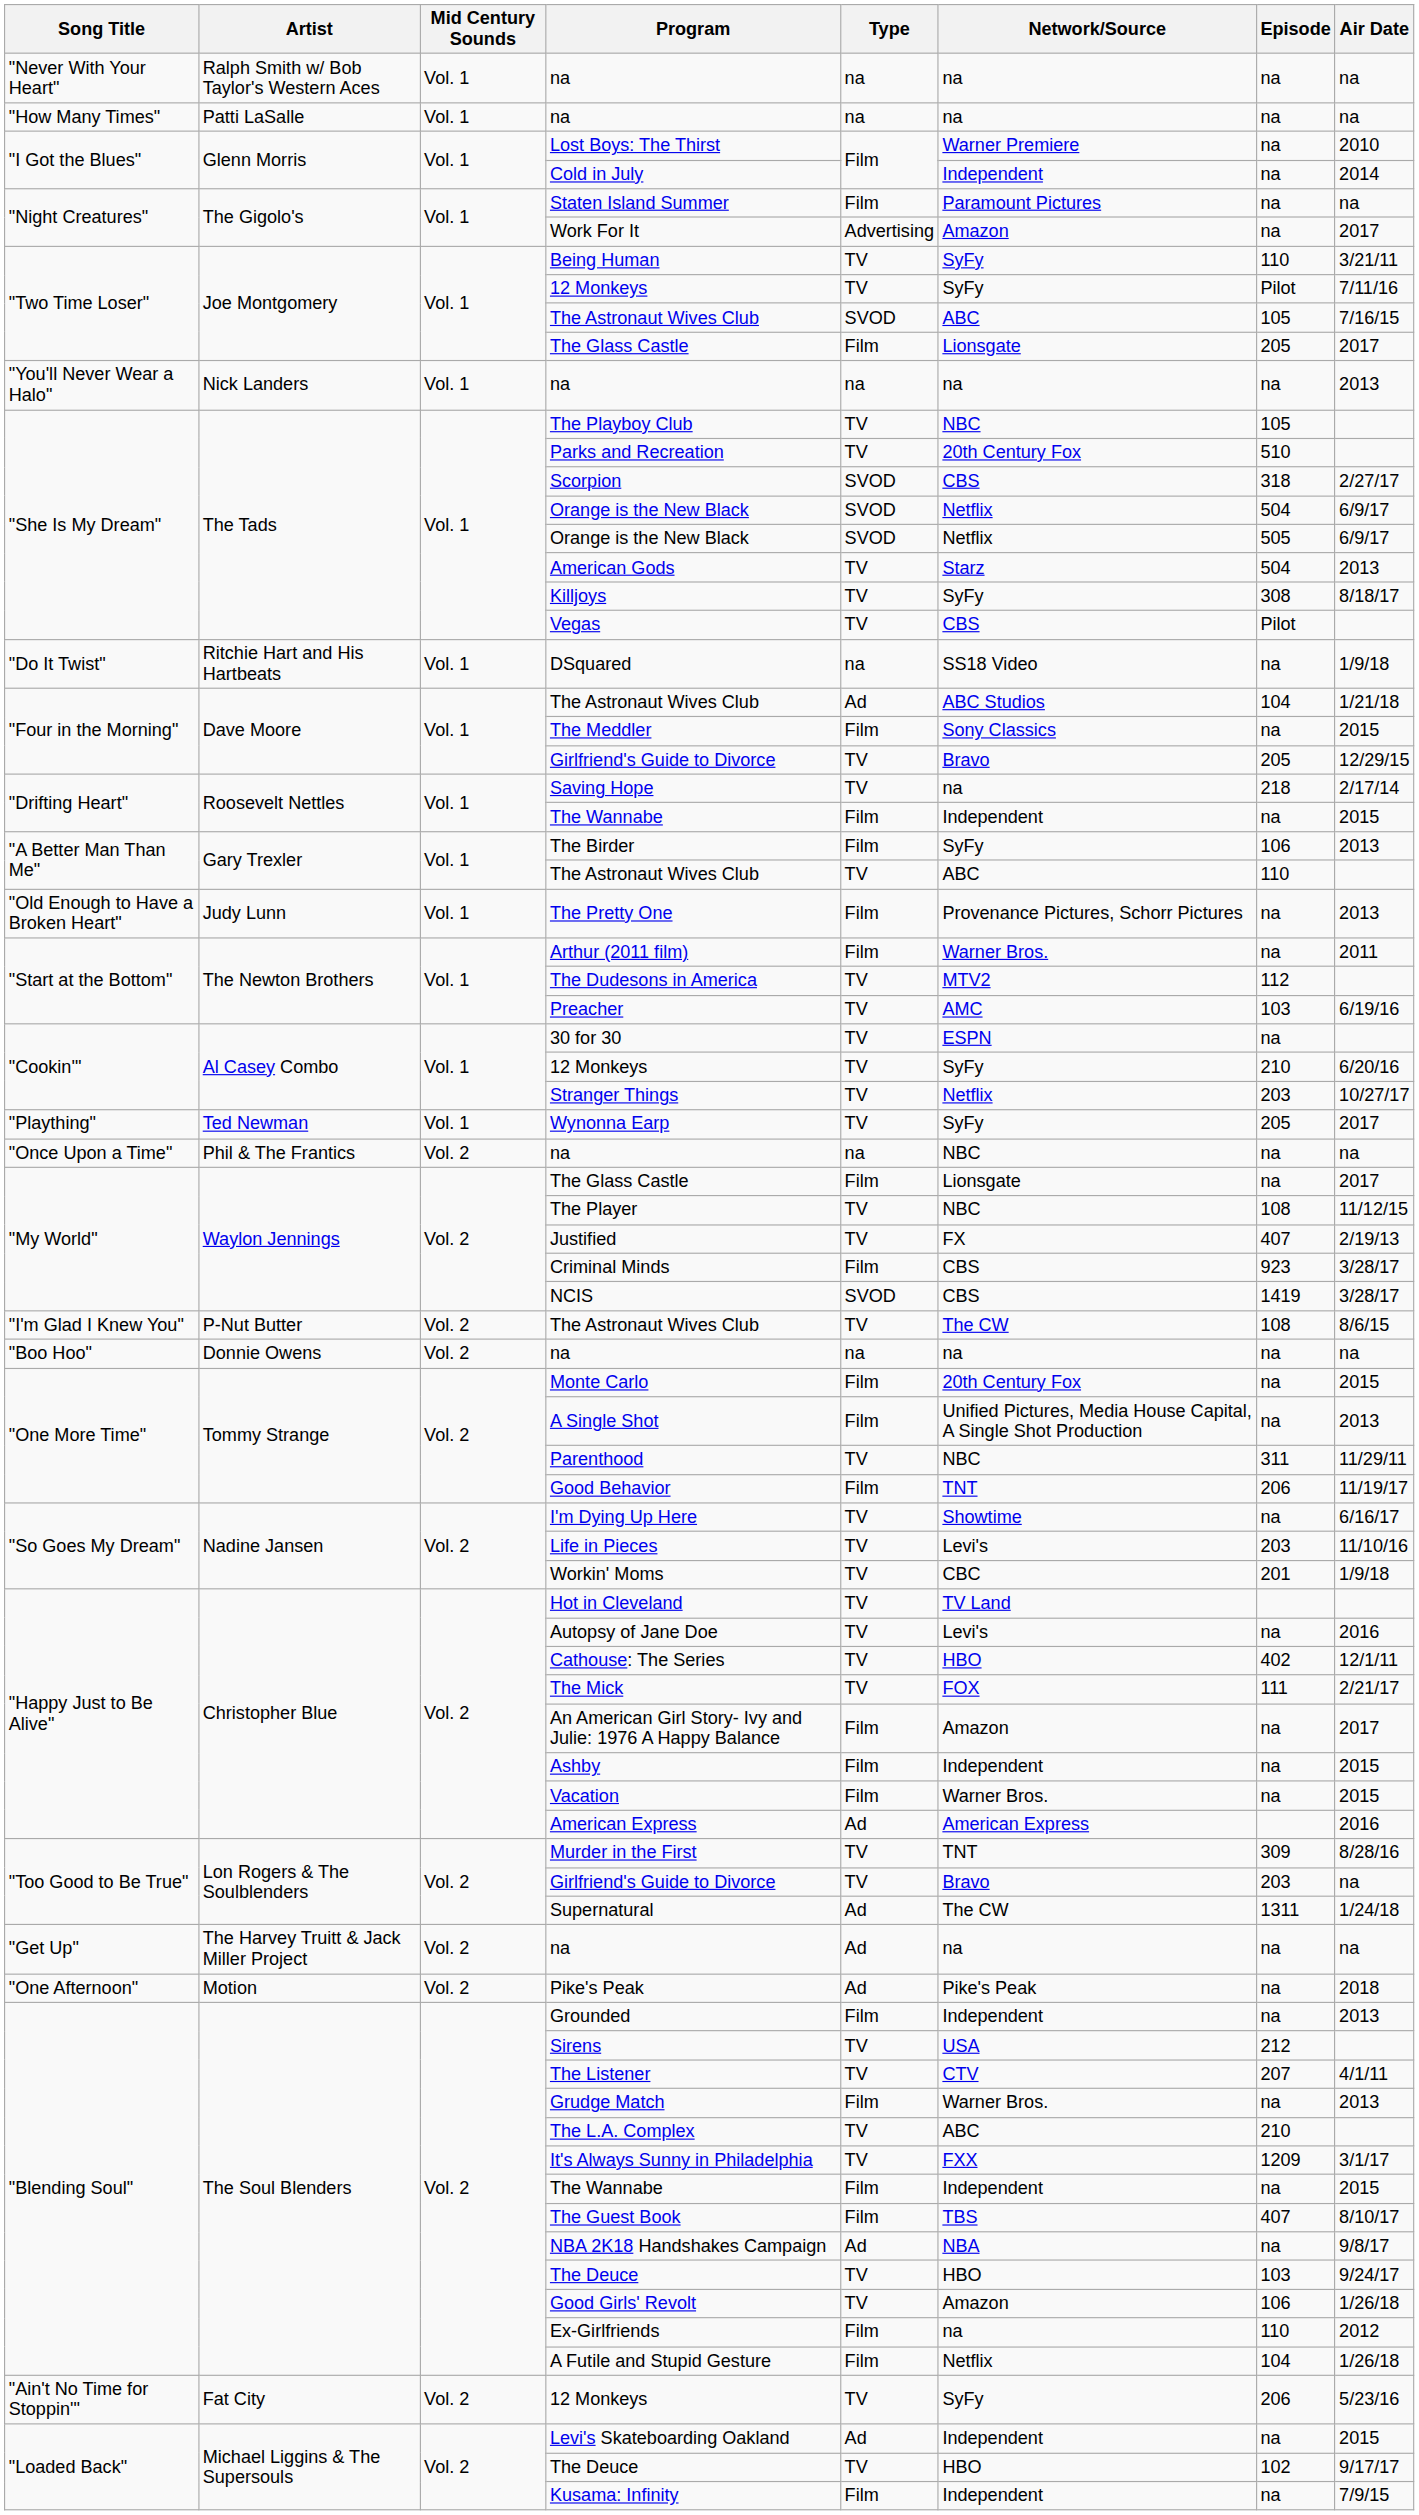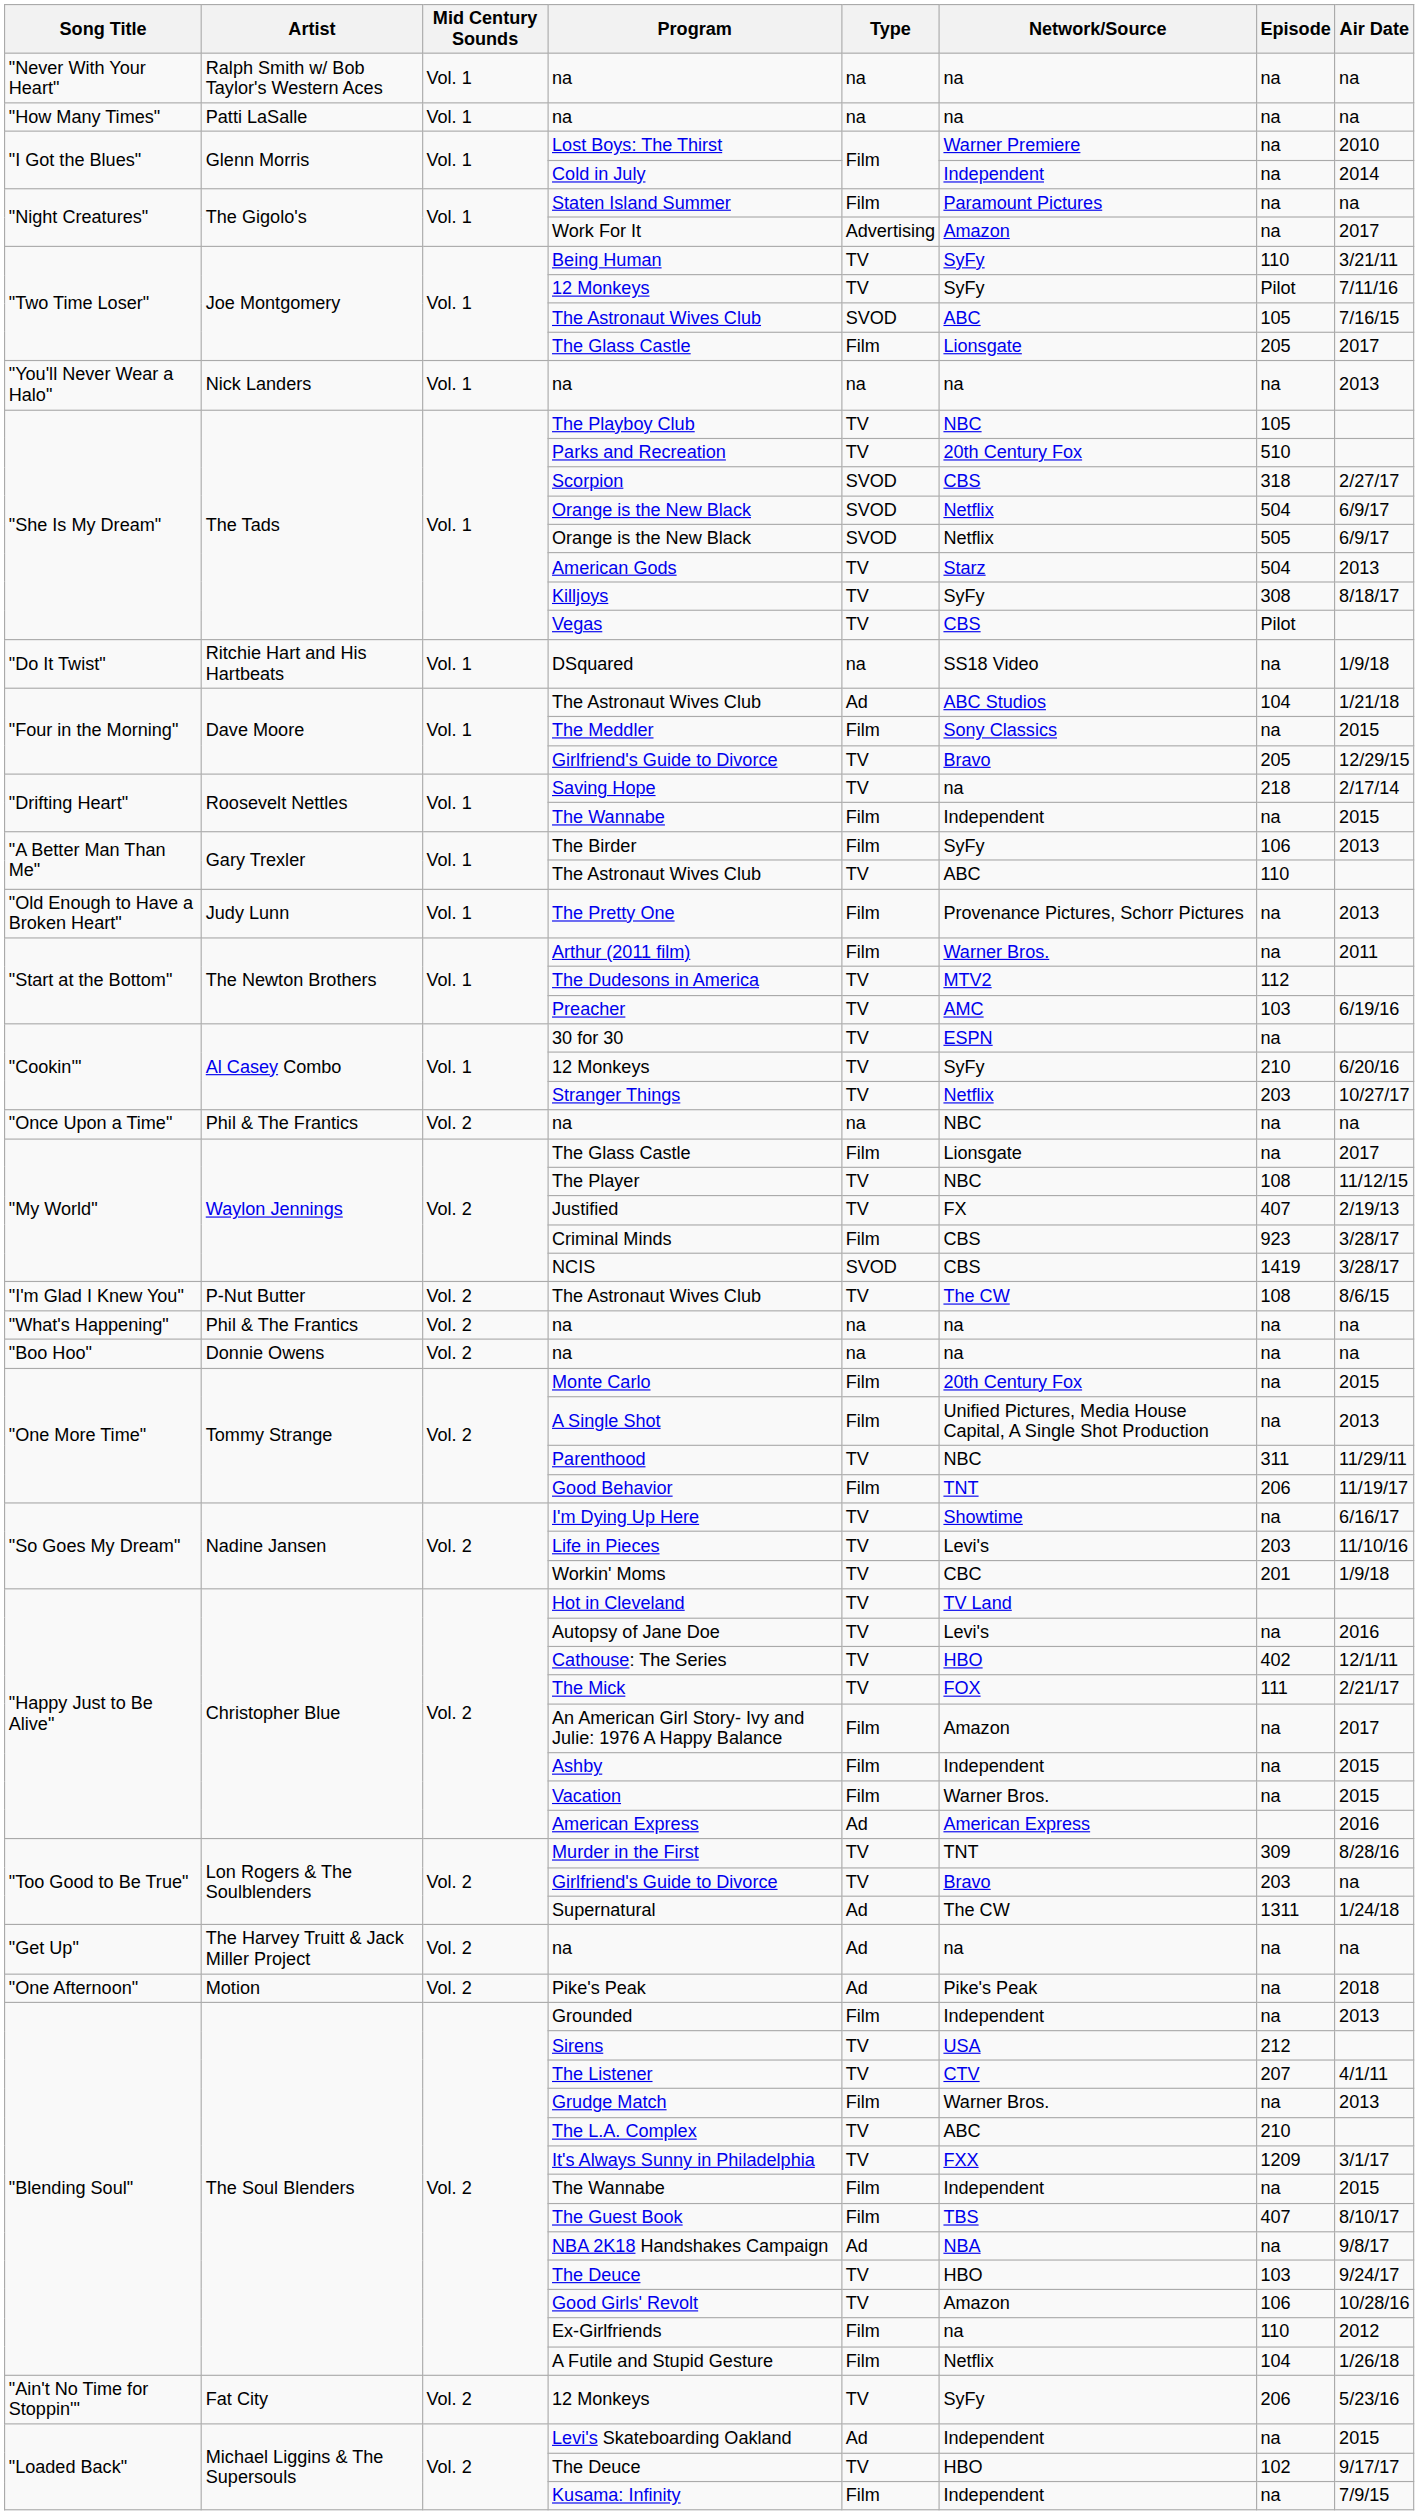- row: (52, 1124)
+ row: (89, 1324)
(1369, 2303) 1/26/18 -> (1374, 2303) 10/28/16
